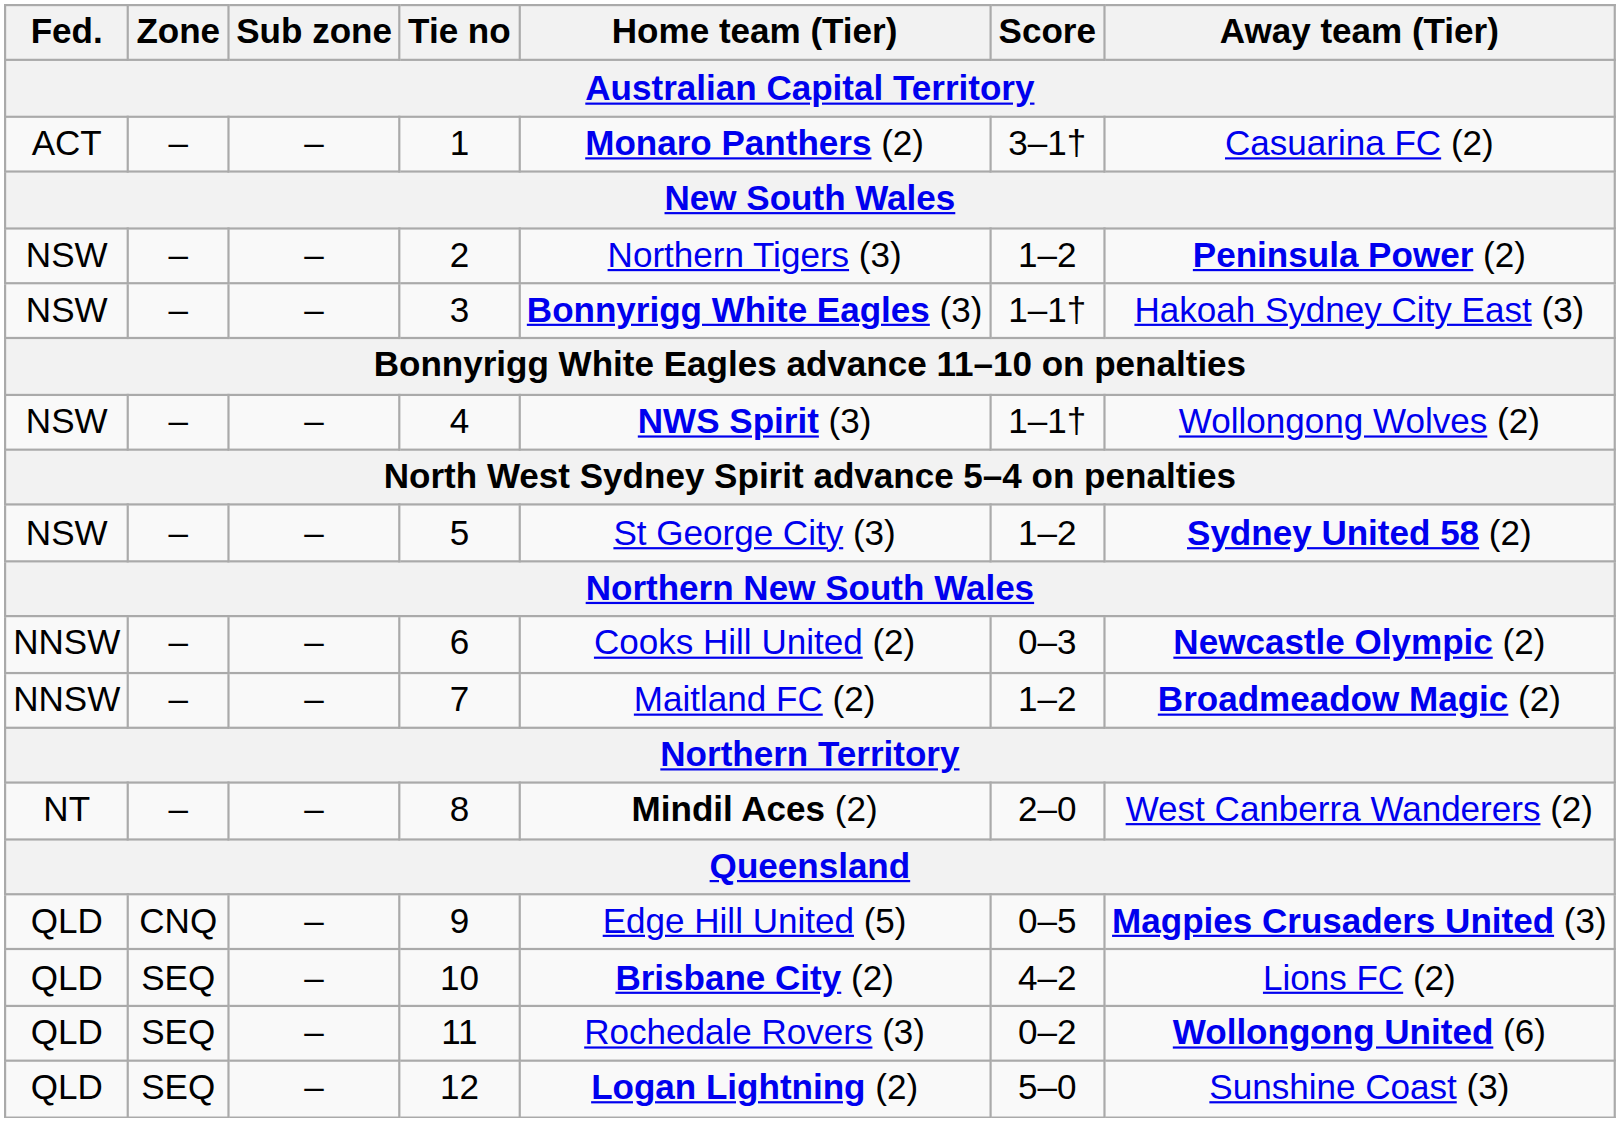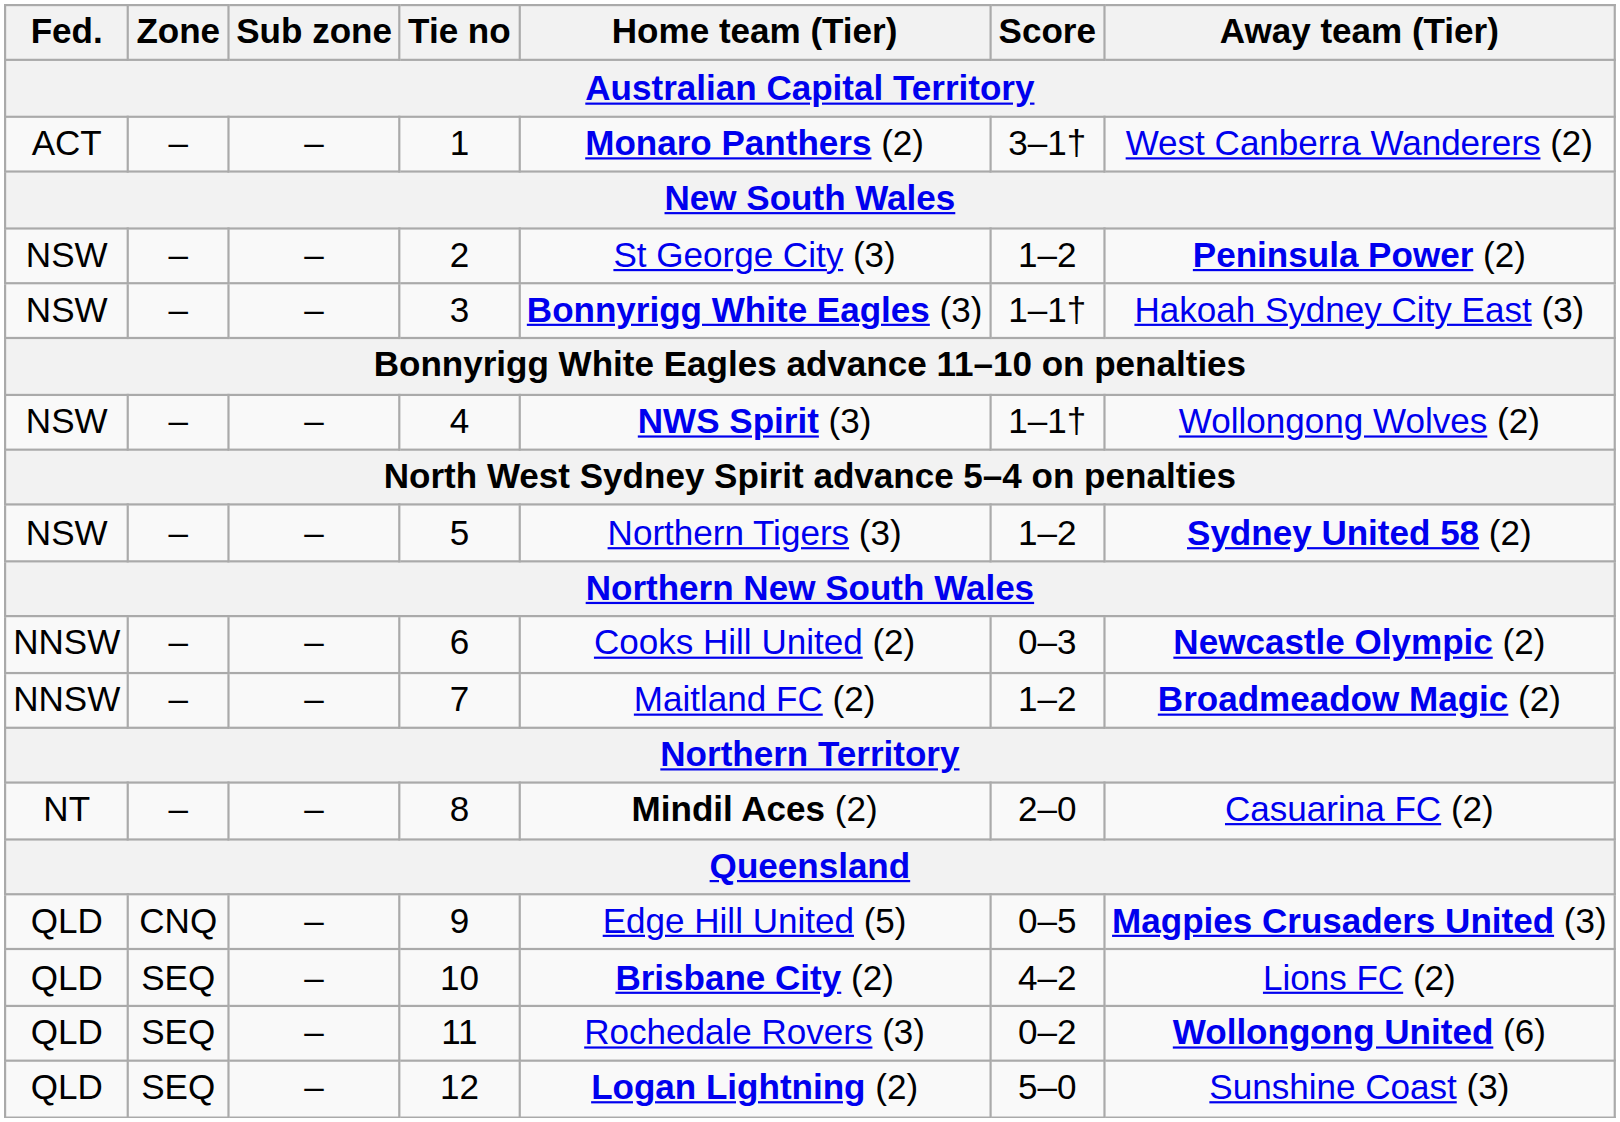(1359, 143) Casuarina FC (2) -> (1359, 143) West Canberra Wanderers (2)
(755, 254) Northern Tigers (3) -> (755, 254) St George City (3)
(755, 532) St George City (3) -> (755, 532) Northern Tigers (3)
(1359, 810) West Canberra Wanderers (2) -> (1359, 810) Casuarina FC (2)
